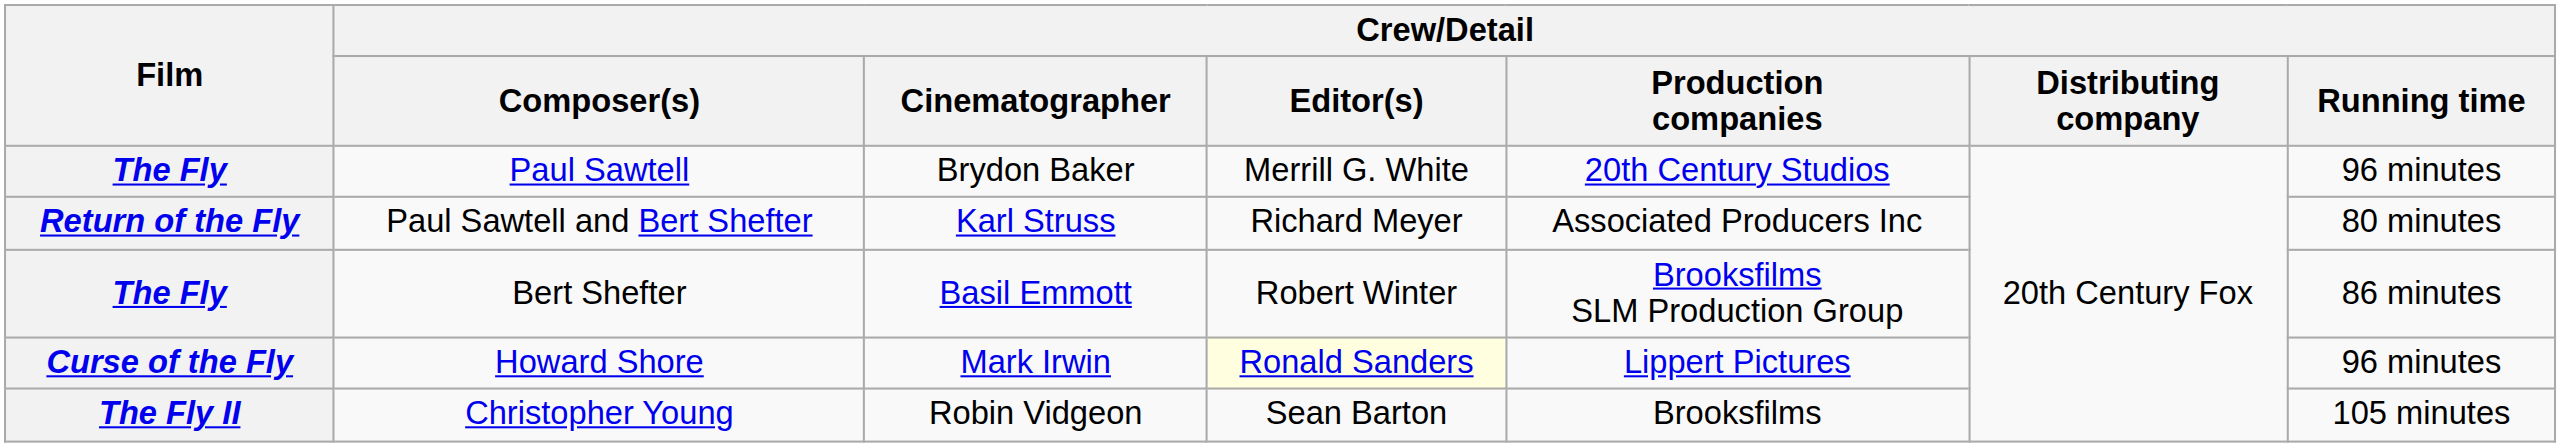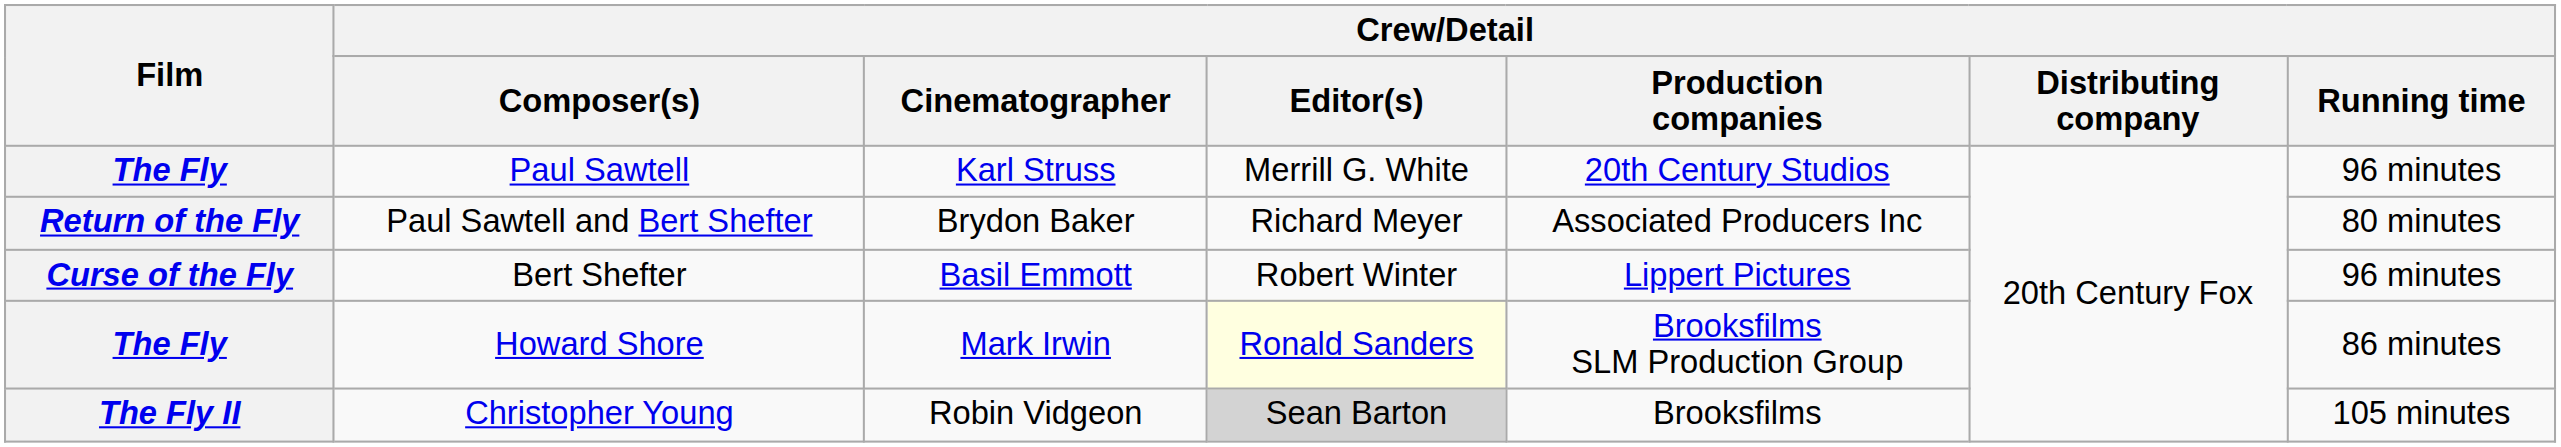(1036, 170) Brydon Baker -> (1036, 170) Karl Struss
(1036, 222) Karl Struss -> (1036, 222) Brydon Baker
(170, 292) The Fly -> (170, 274) Curse of the Fly
(1737, 292) Brooksfilms SLM Production Group -> (1737, 274) Lippert Pictures
(2421, 292) 86 minutes -> (2421, 274) 96 minutes
(170, 362) Curse of the Fly -> (170, 344) The Fly
(1737, 362) Lippert Pictures -> (1737, 344) Brooksfilms SLM Production Group
(2421, 362) 96 minutes -> (2421, 344) 86 minutes
(1357, 414) no background -> (1357, 414) lightgrey background
